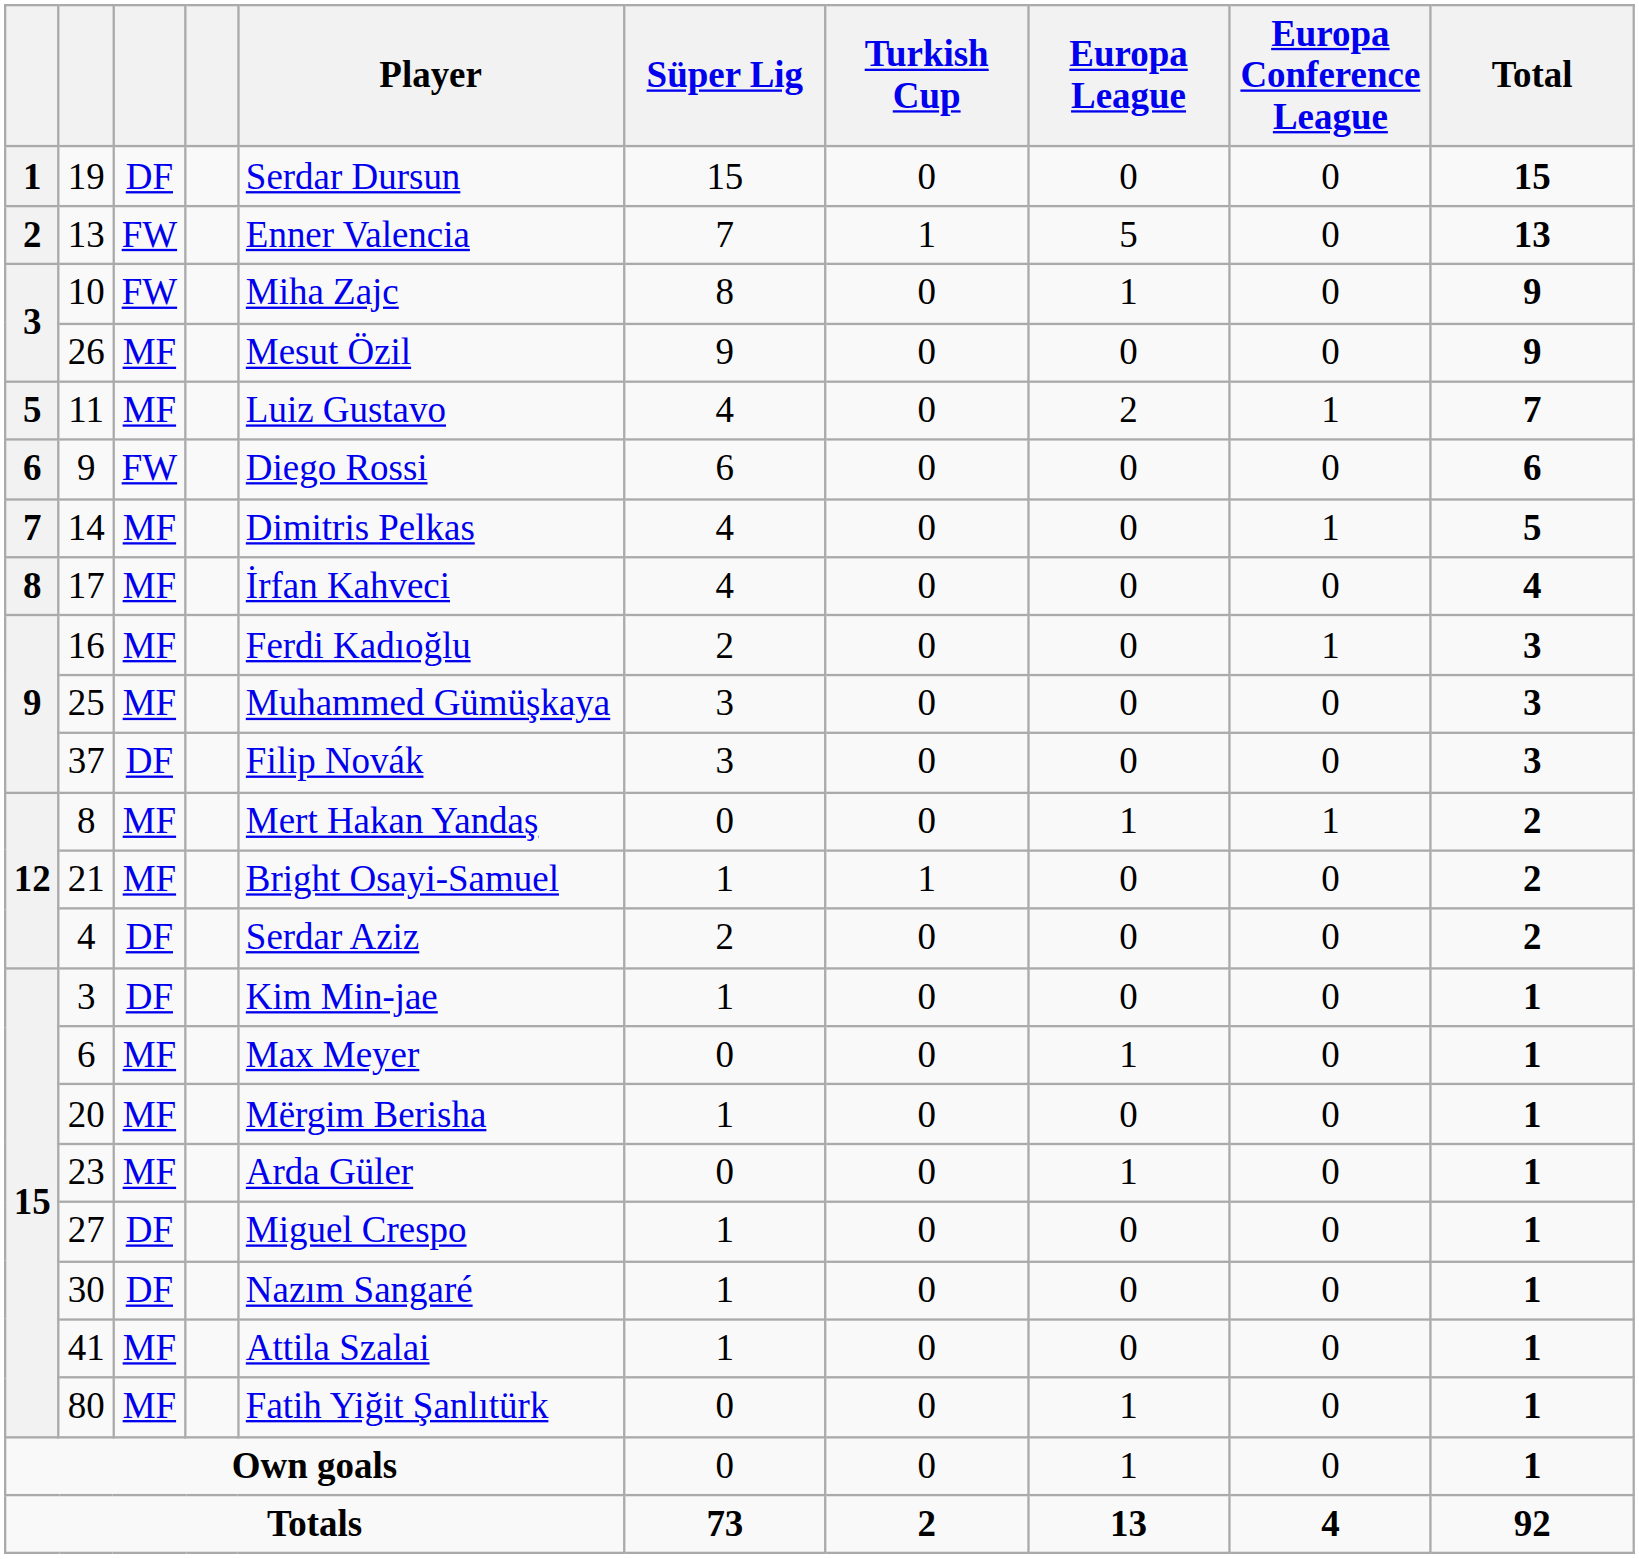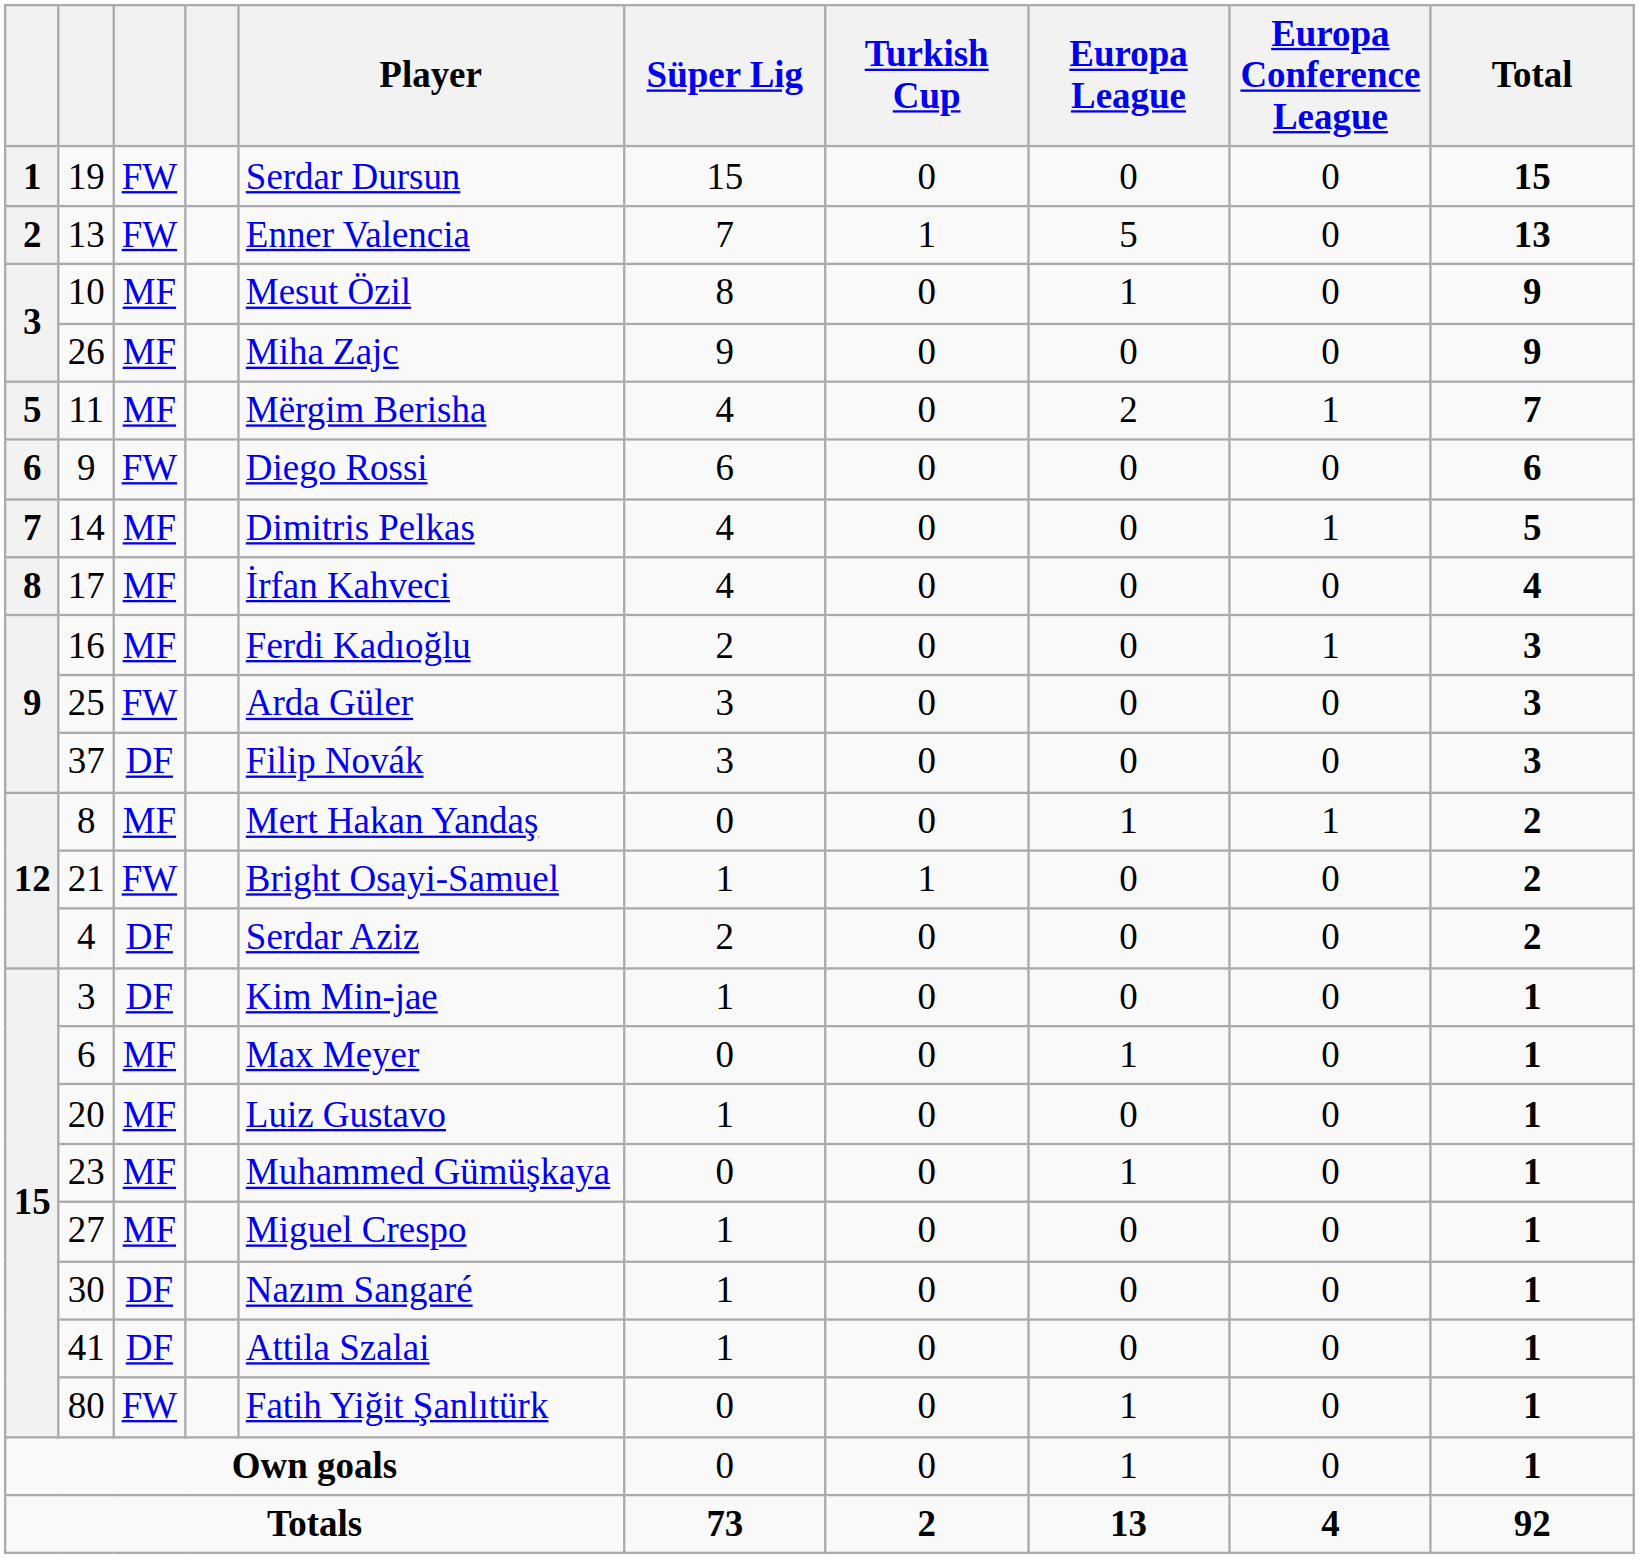(149, 175) DF -> (149, 175) FW
(149, 292) FW -> (149, 292) MF
(322, 292) Miha Zajc -> (328, 292) Mesut Özil
(328, 351) Mesut Özil -> (322, 351) Miha Zajc
(346, 410) Luiz Gustavo -> (366, 410) Mërgim Berisha
(149, 703) MF -> (149, 703) FW
(428, 703) Muhammed Gümüşkaya -> (329, 703) Arda Güler
(149, 878) MF -> (149, 878) FW
(366, 1113) Mërgim Berisha -> (346, 1113) Luiz Gustavo
(329, 1172) Arda Güler -> (428, 1172) Muhammed Gümüşkaya
(149, 1230) DF -> (149, 1230) MF
(149, 1347) MF -> (149, 1347) DF
(149, 1406) MF -> (149, 1406) FW
